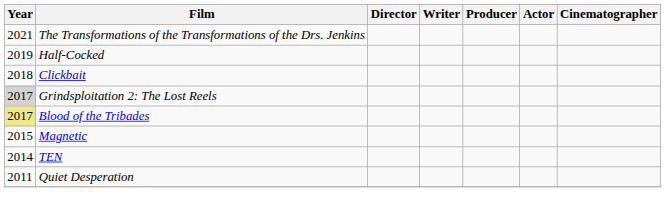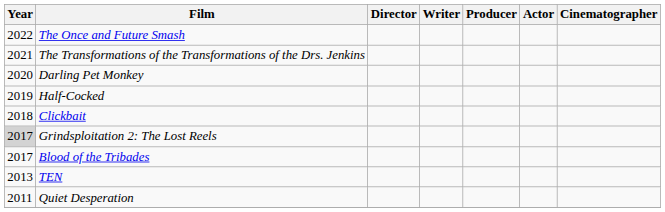+ row: (112, 34)
+ row: (91, 75)
(20, 116) khaki background -> (20, 156) no background
- row: (63, 136)
(20, 156) 2014 -> (20, 177) 2013
